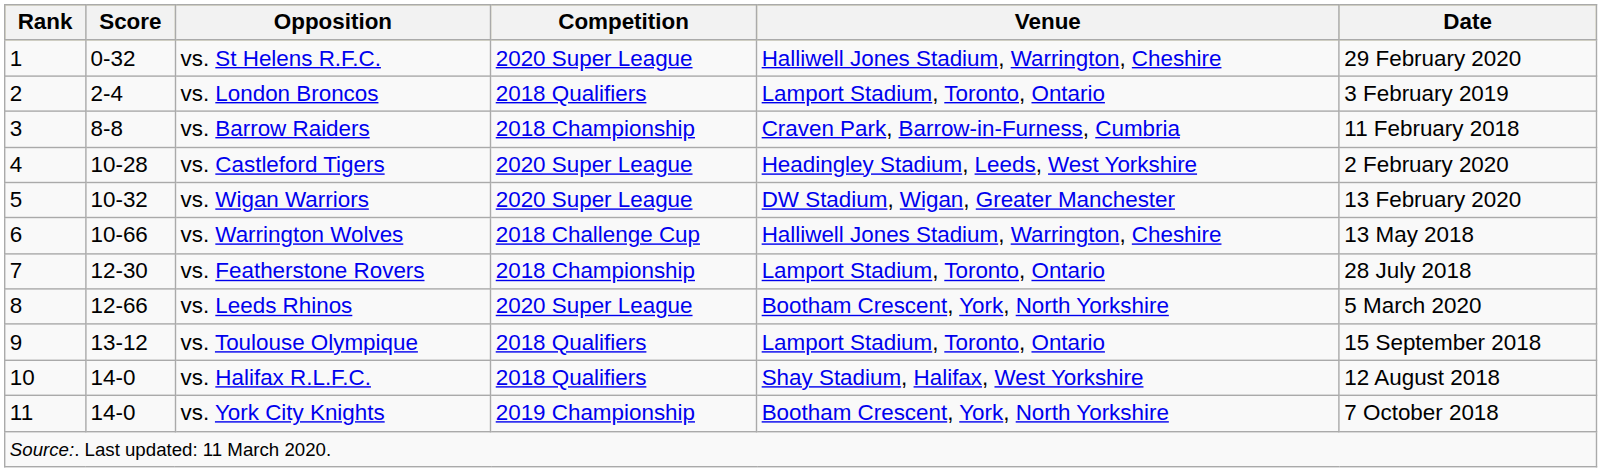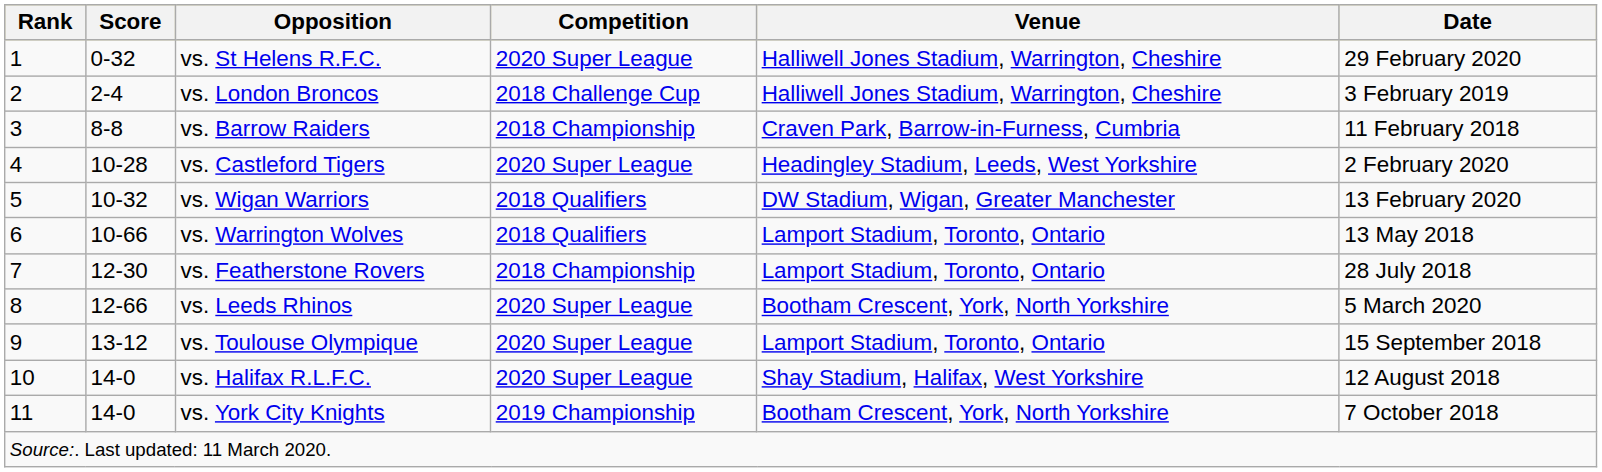(571, 93) 2018 Qualifiers -> (598, 93) 2018 Challenge Cup
(933, 93) Lamport Stadium, Toronto, Ontario -> (992, 93) Halliwell Jones Stadium, Warrington, Cheshire
(594, 199) 2020 Super League -> (571, 199) 2018 Qualifiers
(598, 235) 2018 Challenge Cup -> (571, 235) 2018 Qualifiers
(992, 235) Halliwell Jones Stadium, Warrington, Cheshire -> (933, 235) Lamport Stadium, Toronto, Ontario
(571, 341) 2018 Qualifiers -> (594, 341) 2020 Super League
(571, 377) 2018 Qualifiers -> (594, 377) 2020 Super League
